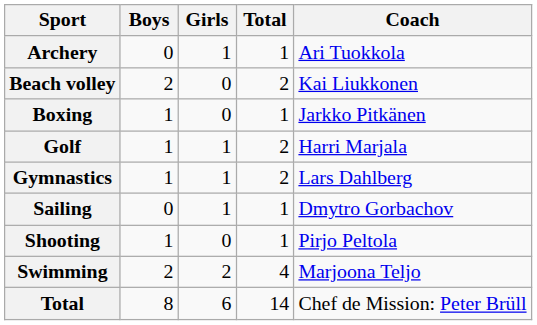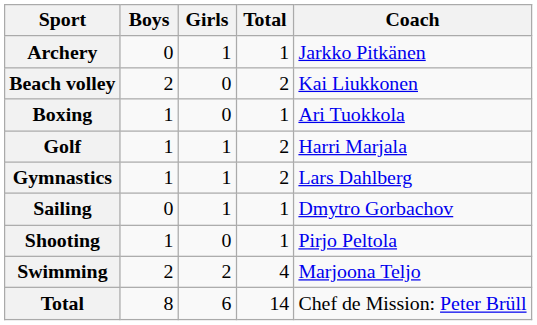(352, 51) Ari Tuokkola -> (362, 51) Jarkko Pitkänen
(362, 114) Jarkko Pitkänen -> (352, 114) Ari Tuokkola
